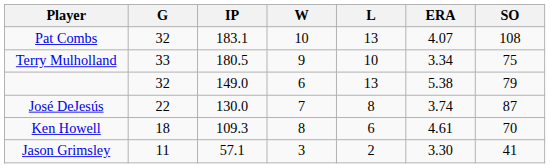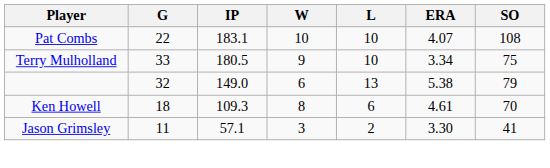(163, 38) 32 -> (163, 38) 22
(371, 38) 13 -> (371, 38) 10
- row: (66, 106)
